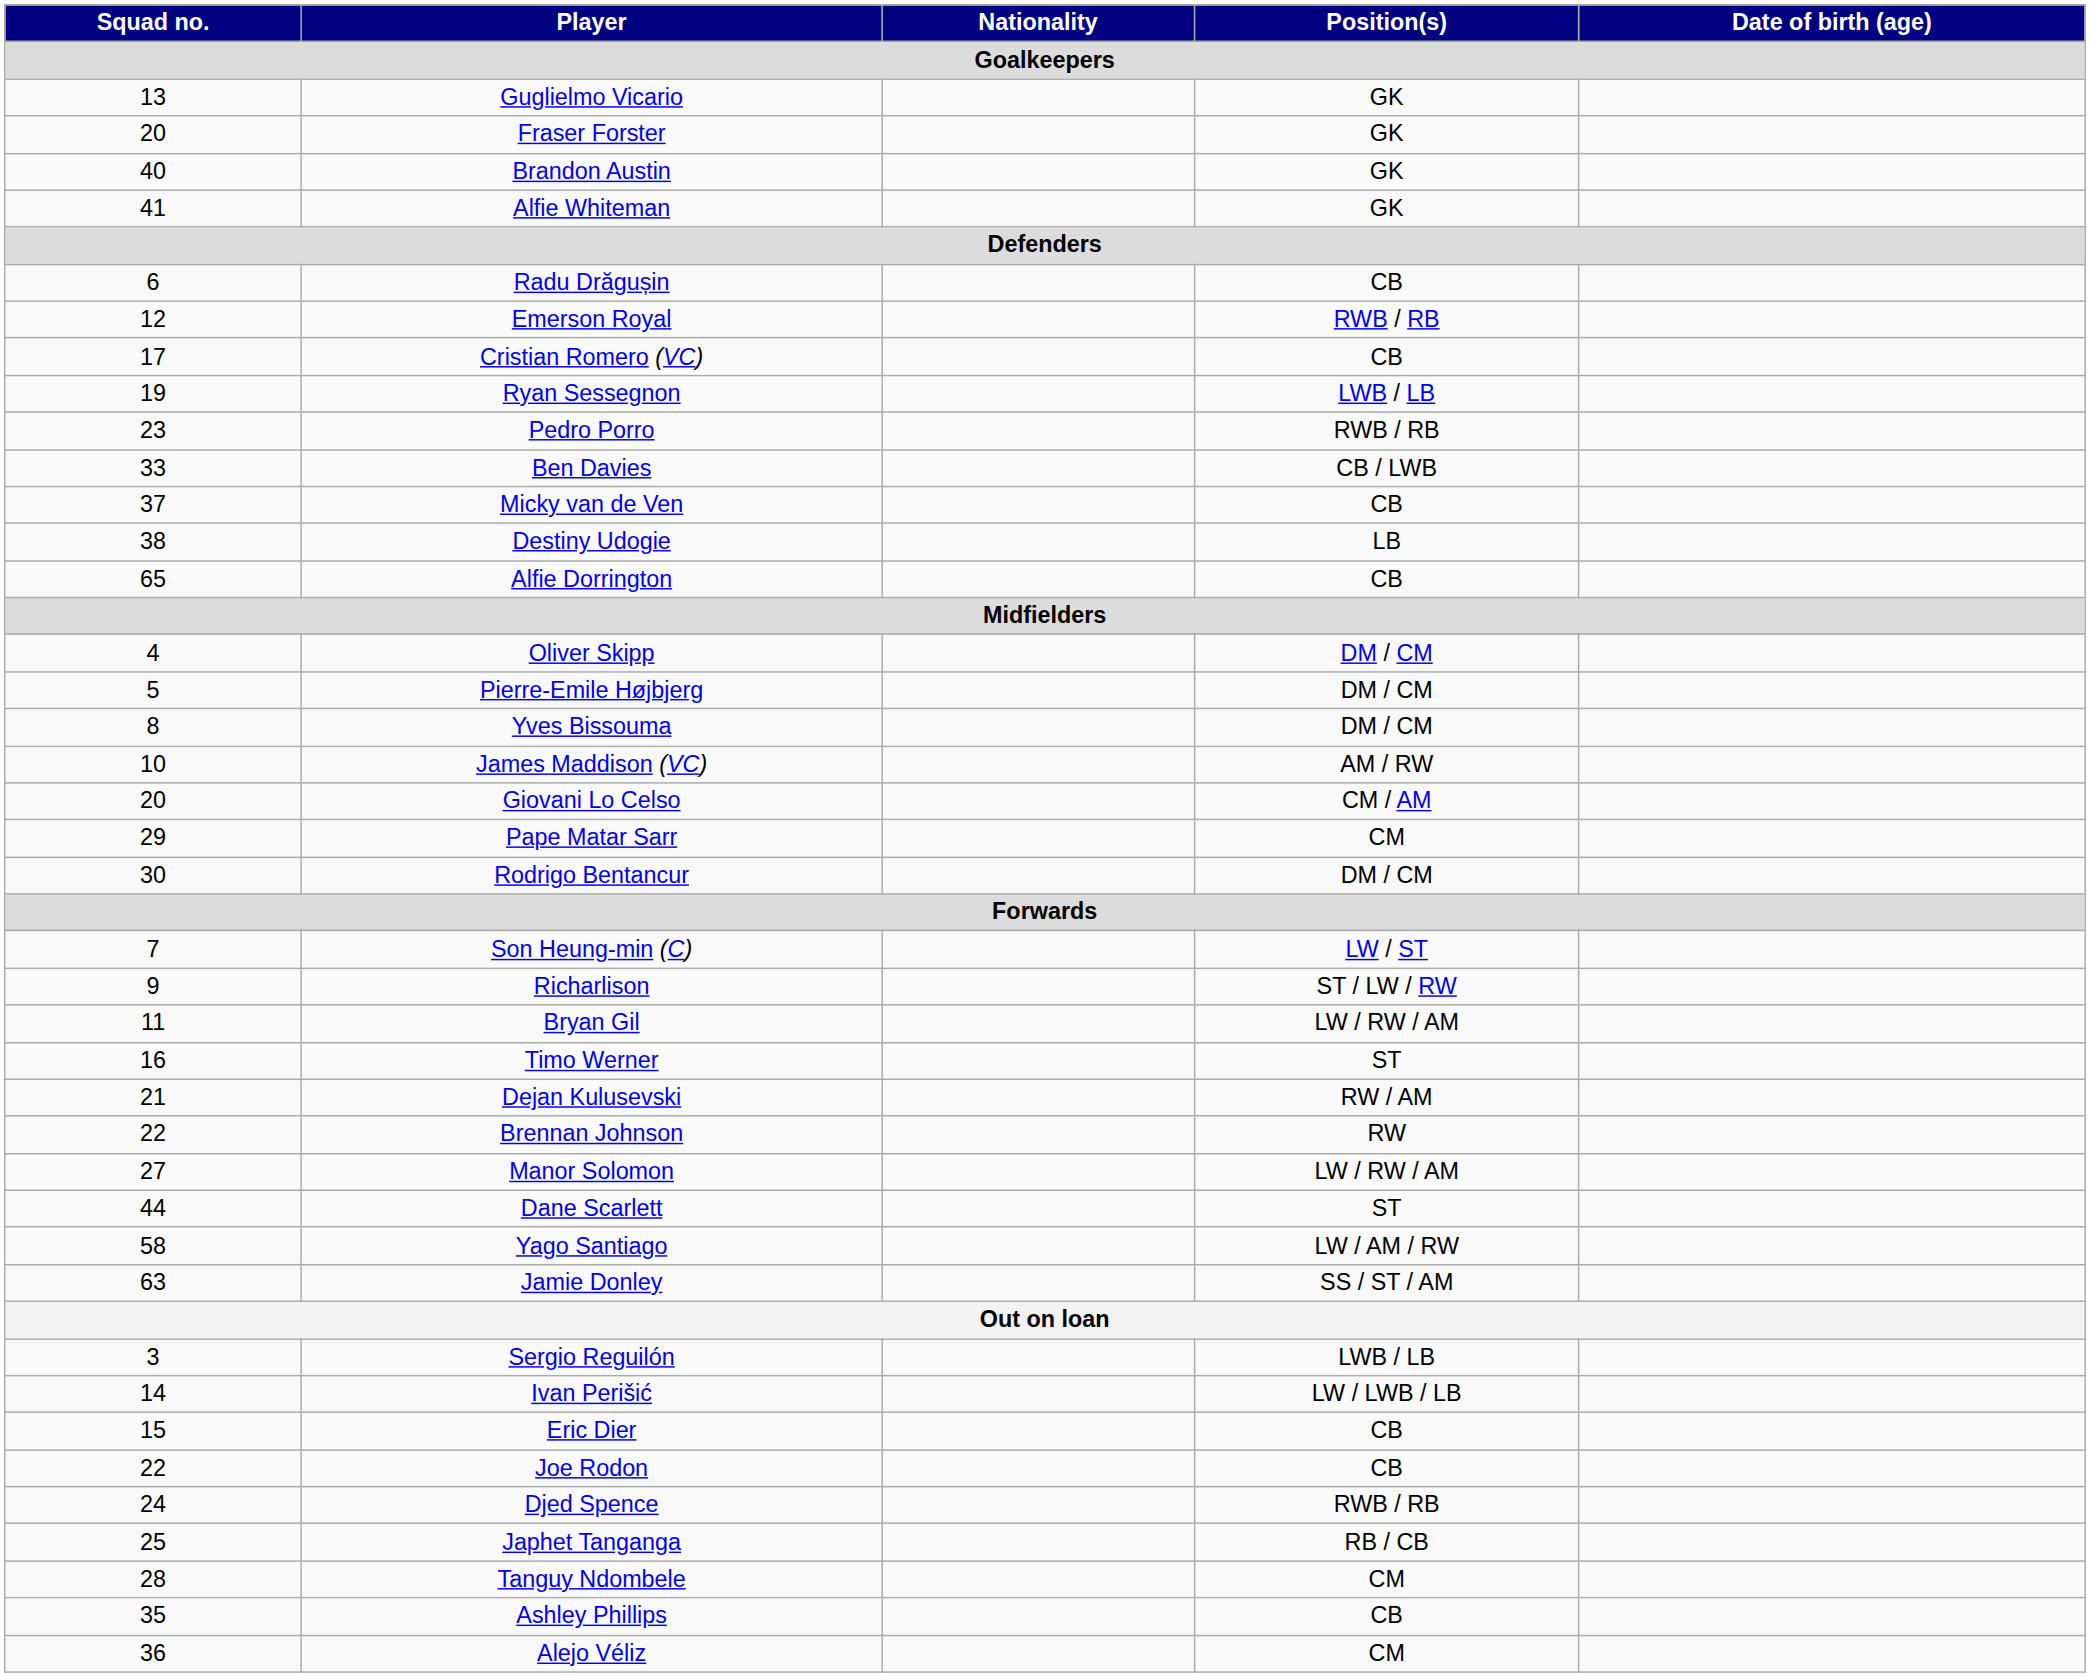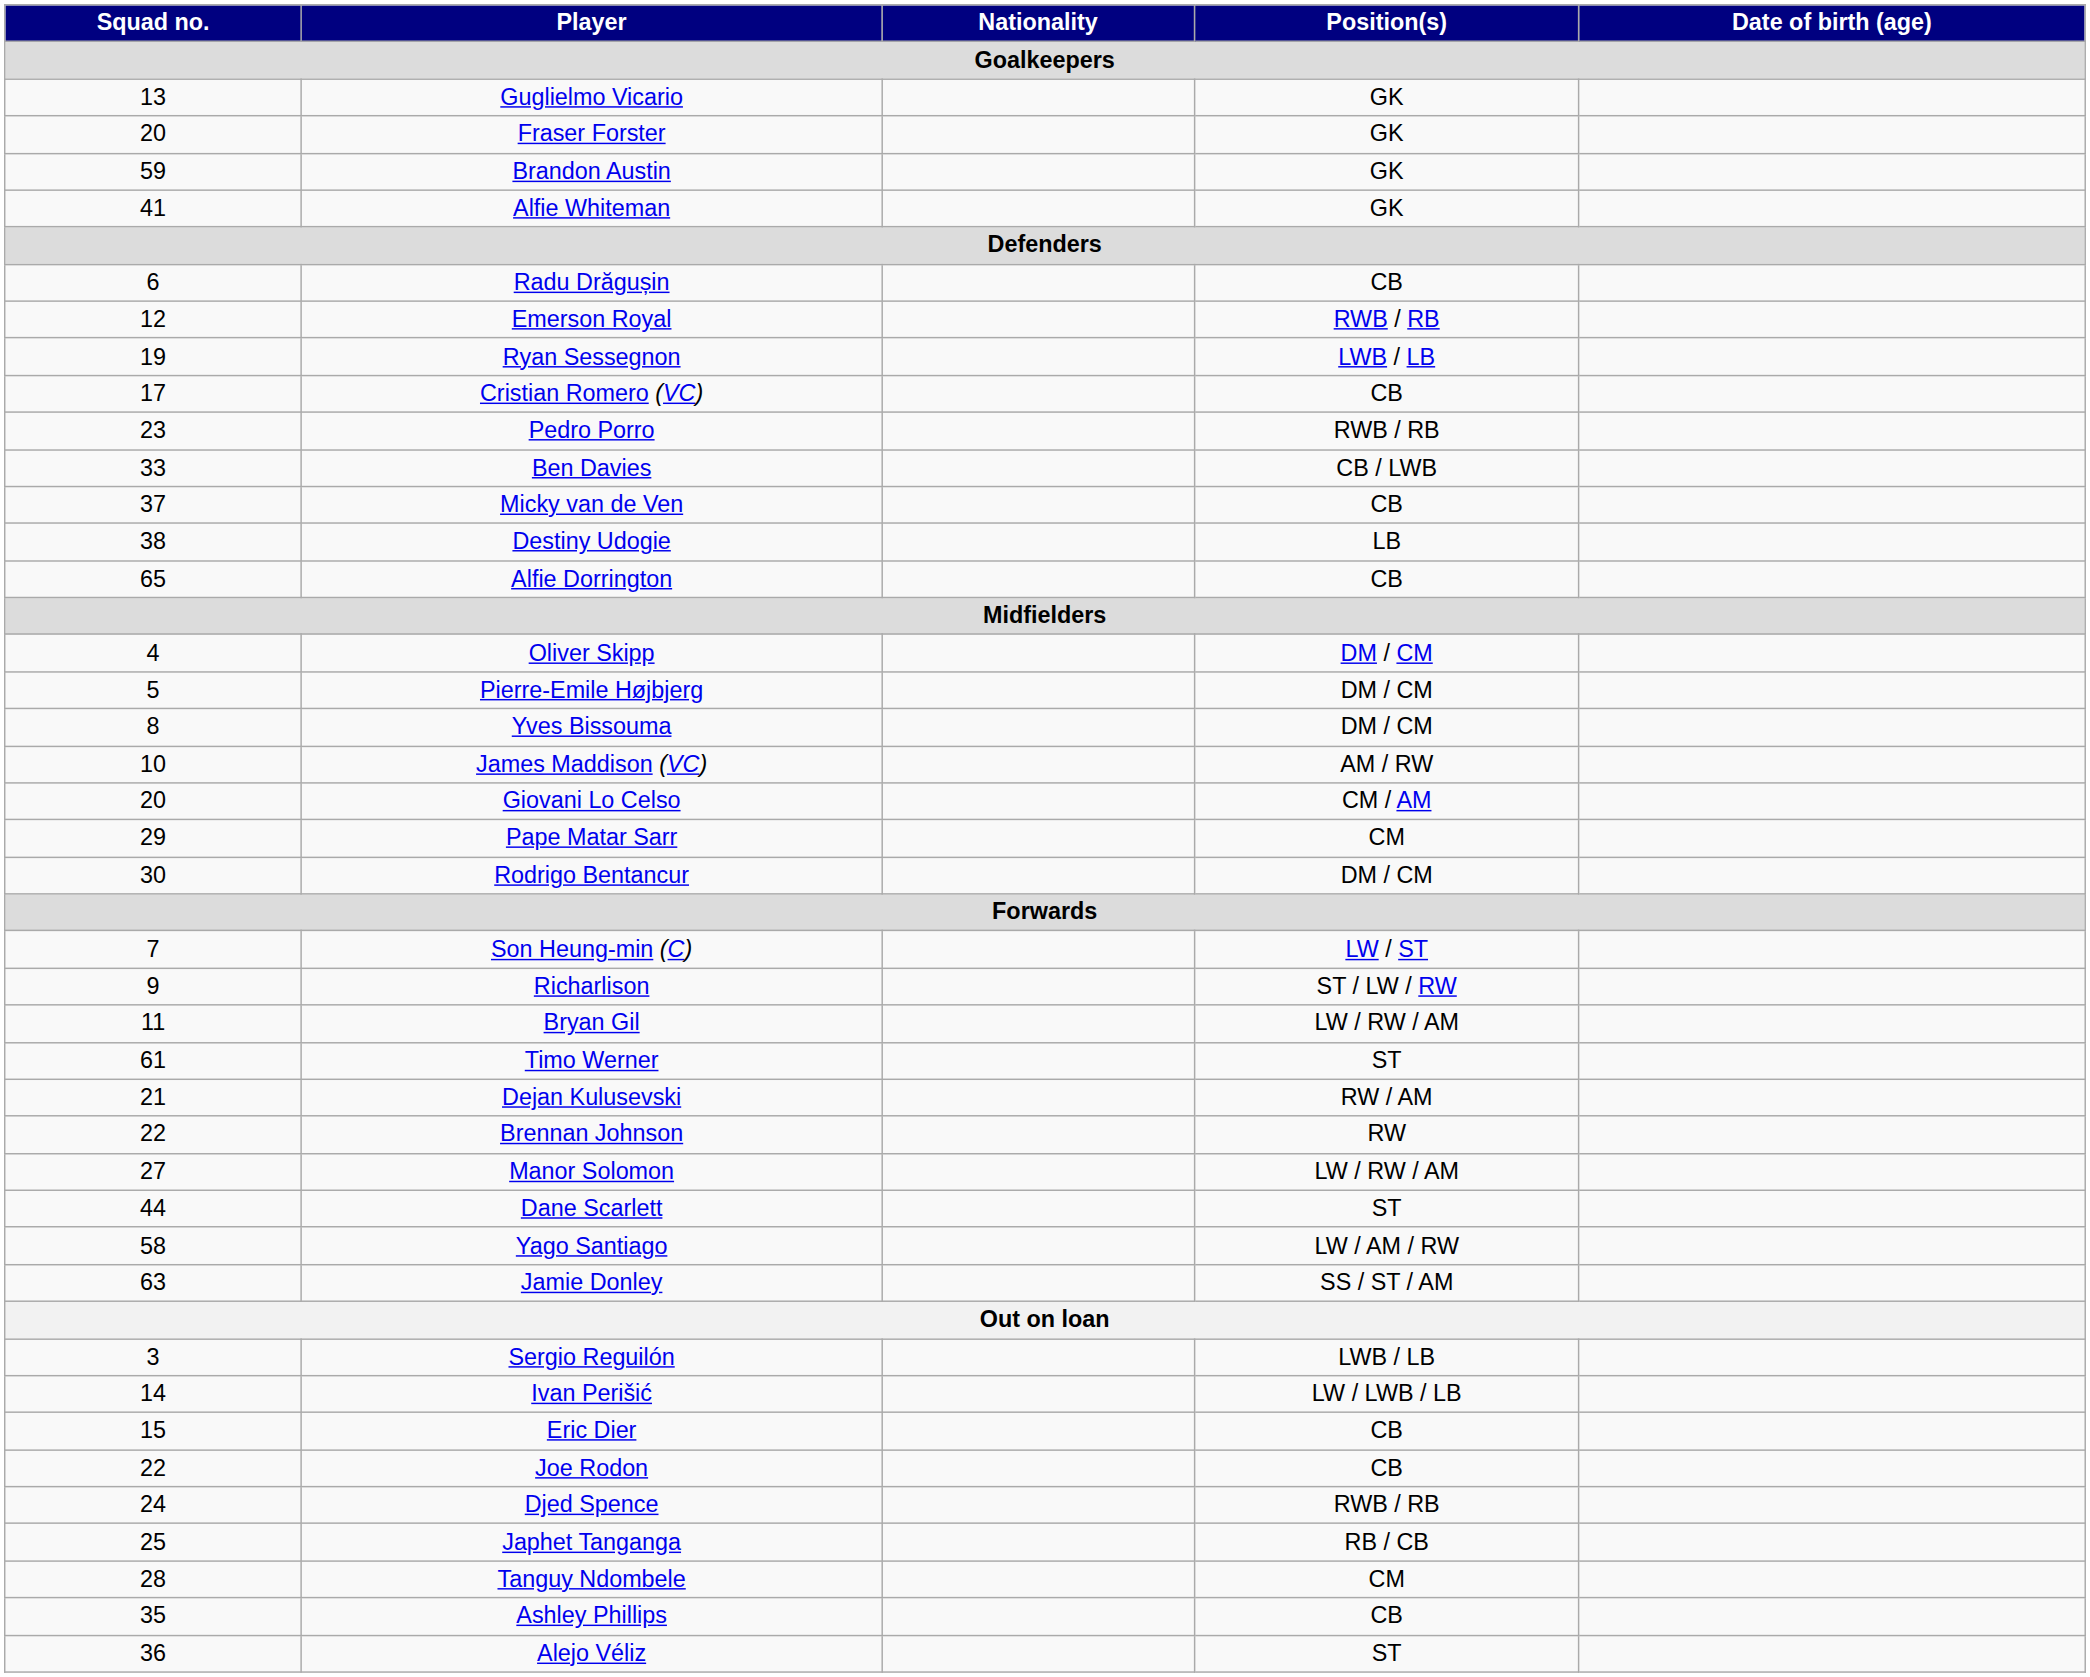(153, 171) 40 -> (153, 171) 59
rows swapped: (592, 356) <-> (592, 393)
(153, 1060) 16 -> (153, 1060) 61
(1387, 1653) CM -> (1387, 1653) ST
